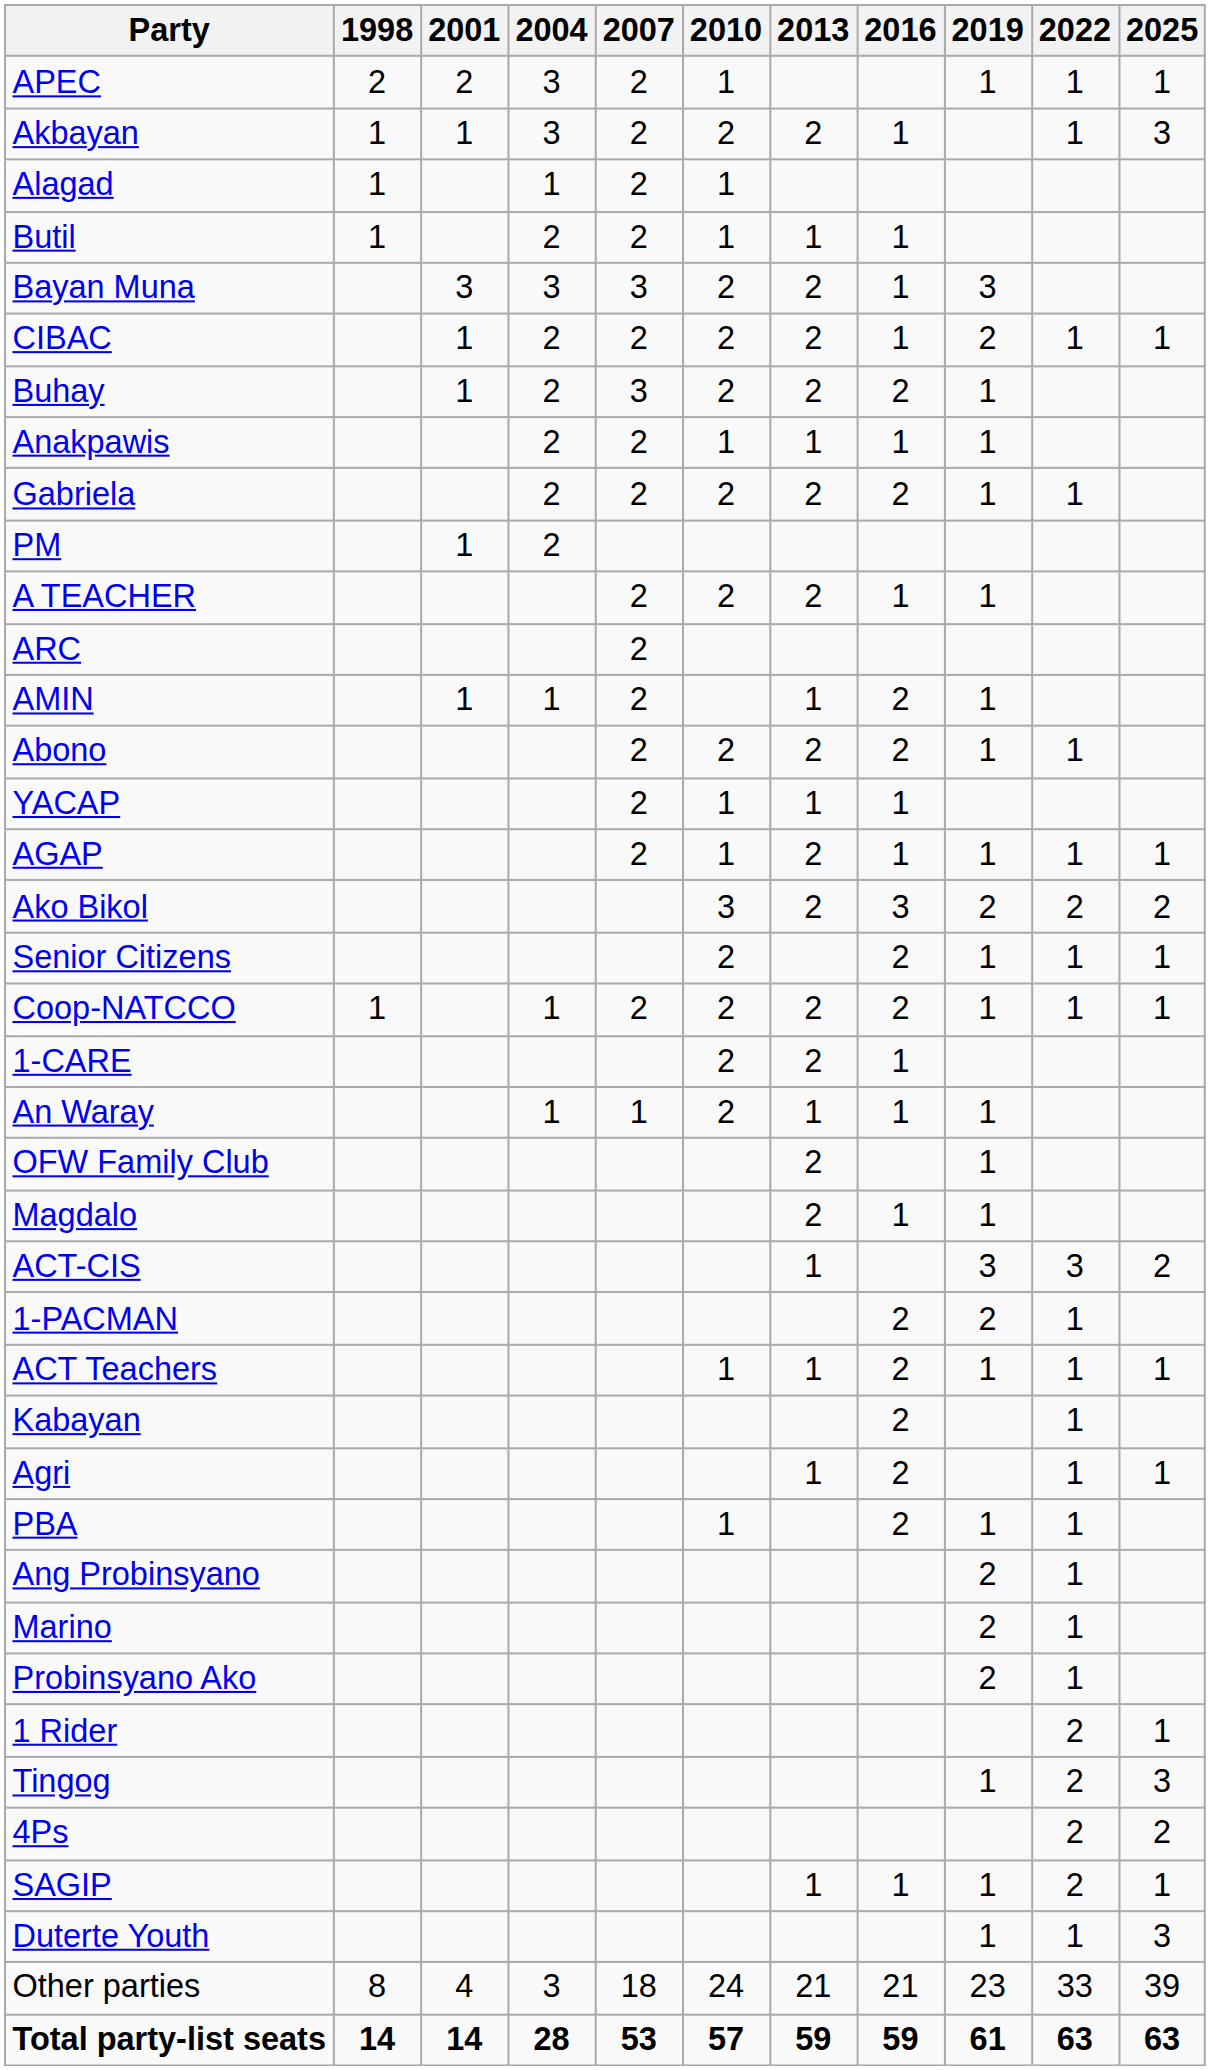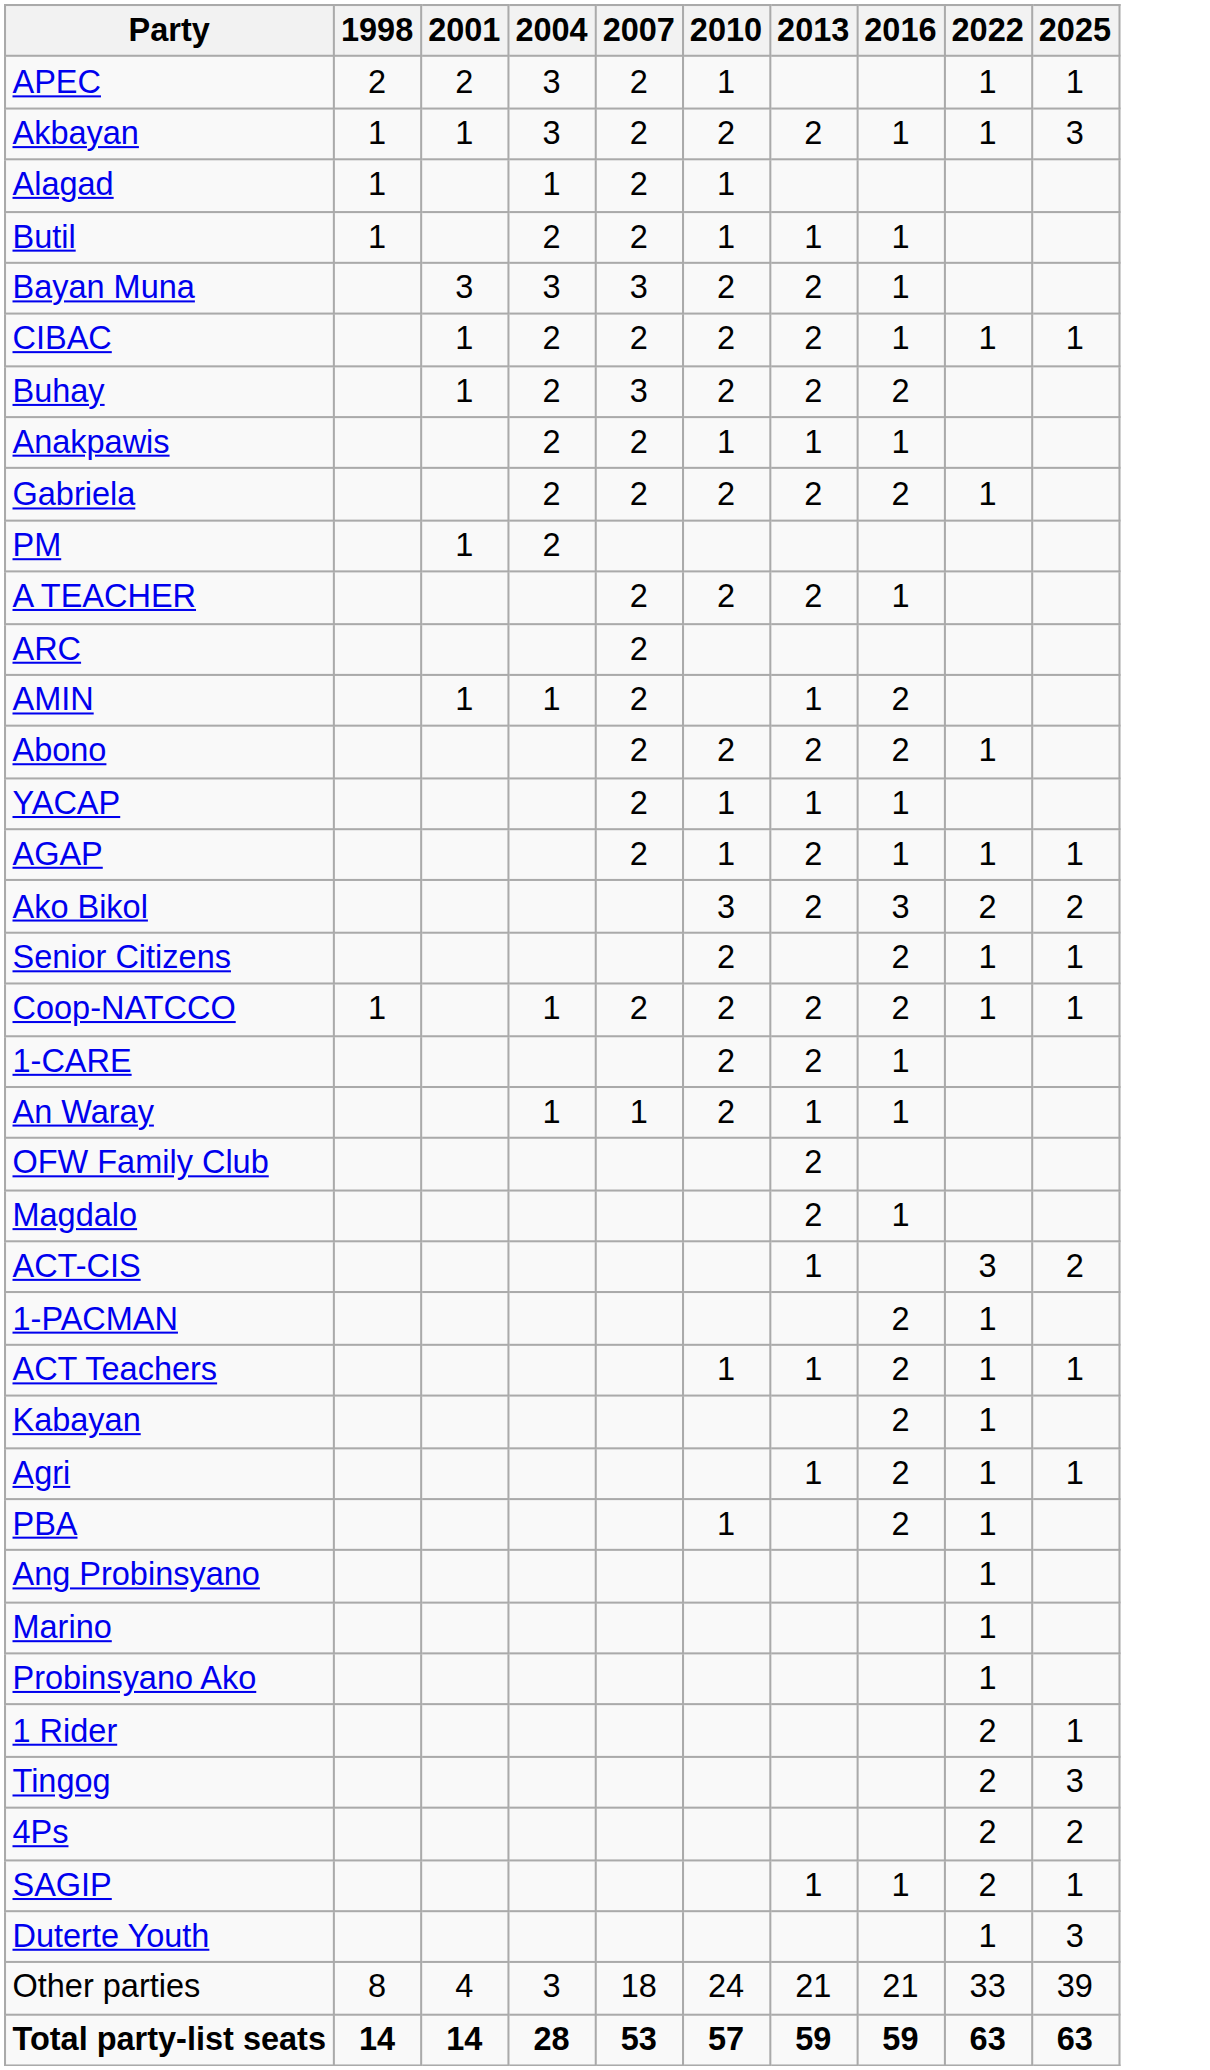- column: (988, 30)
